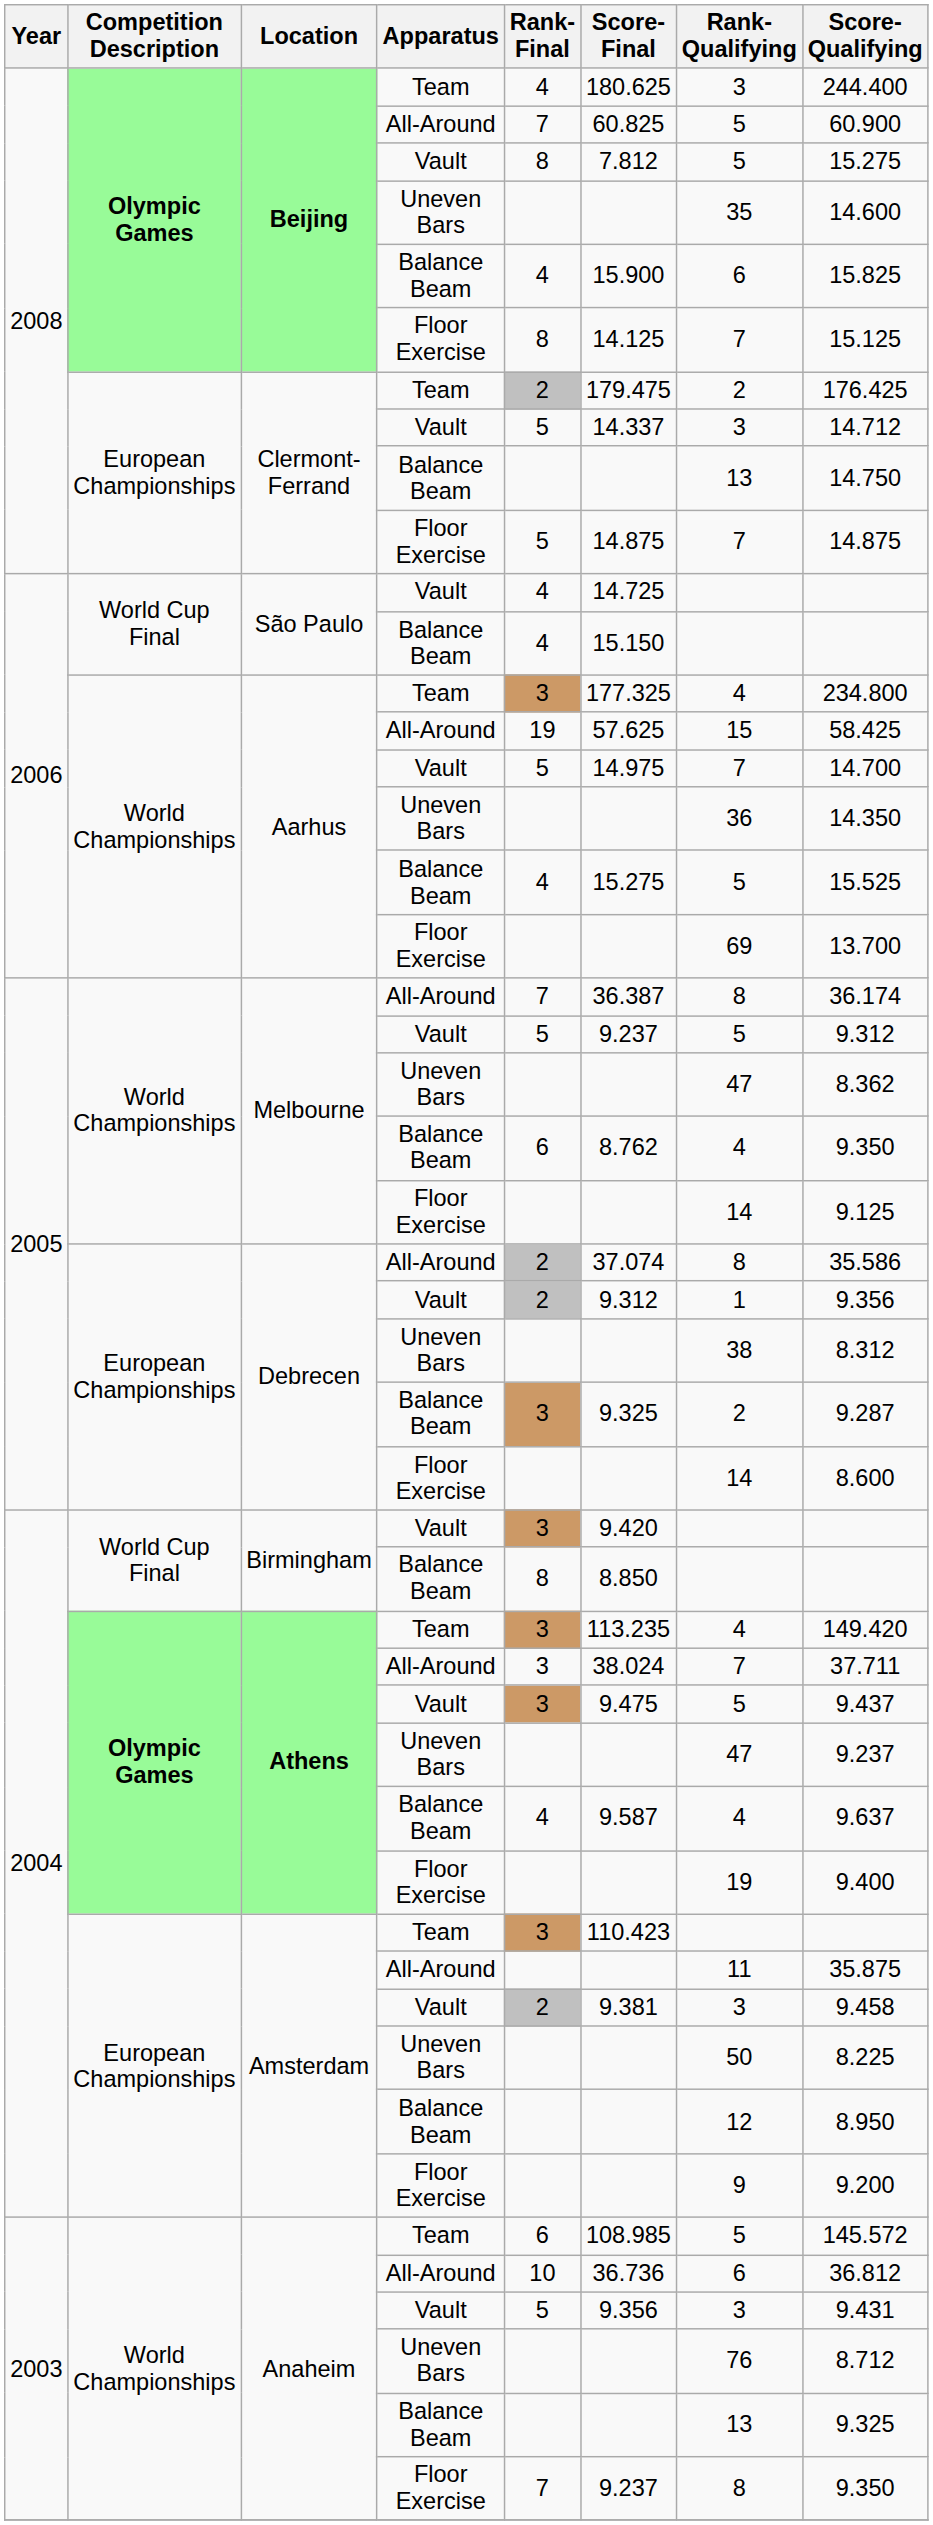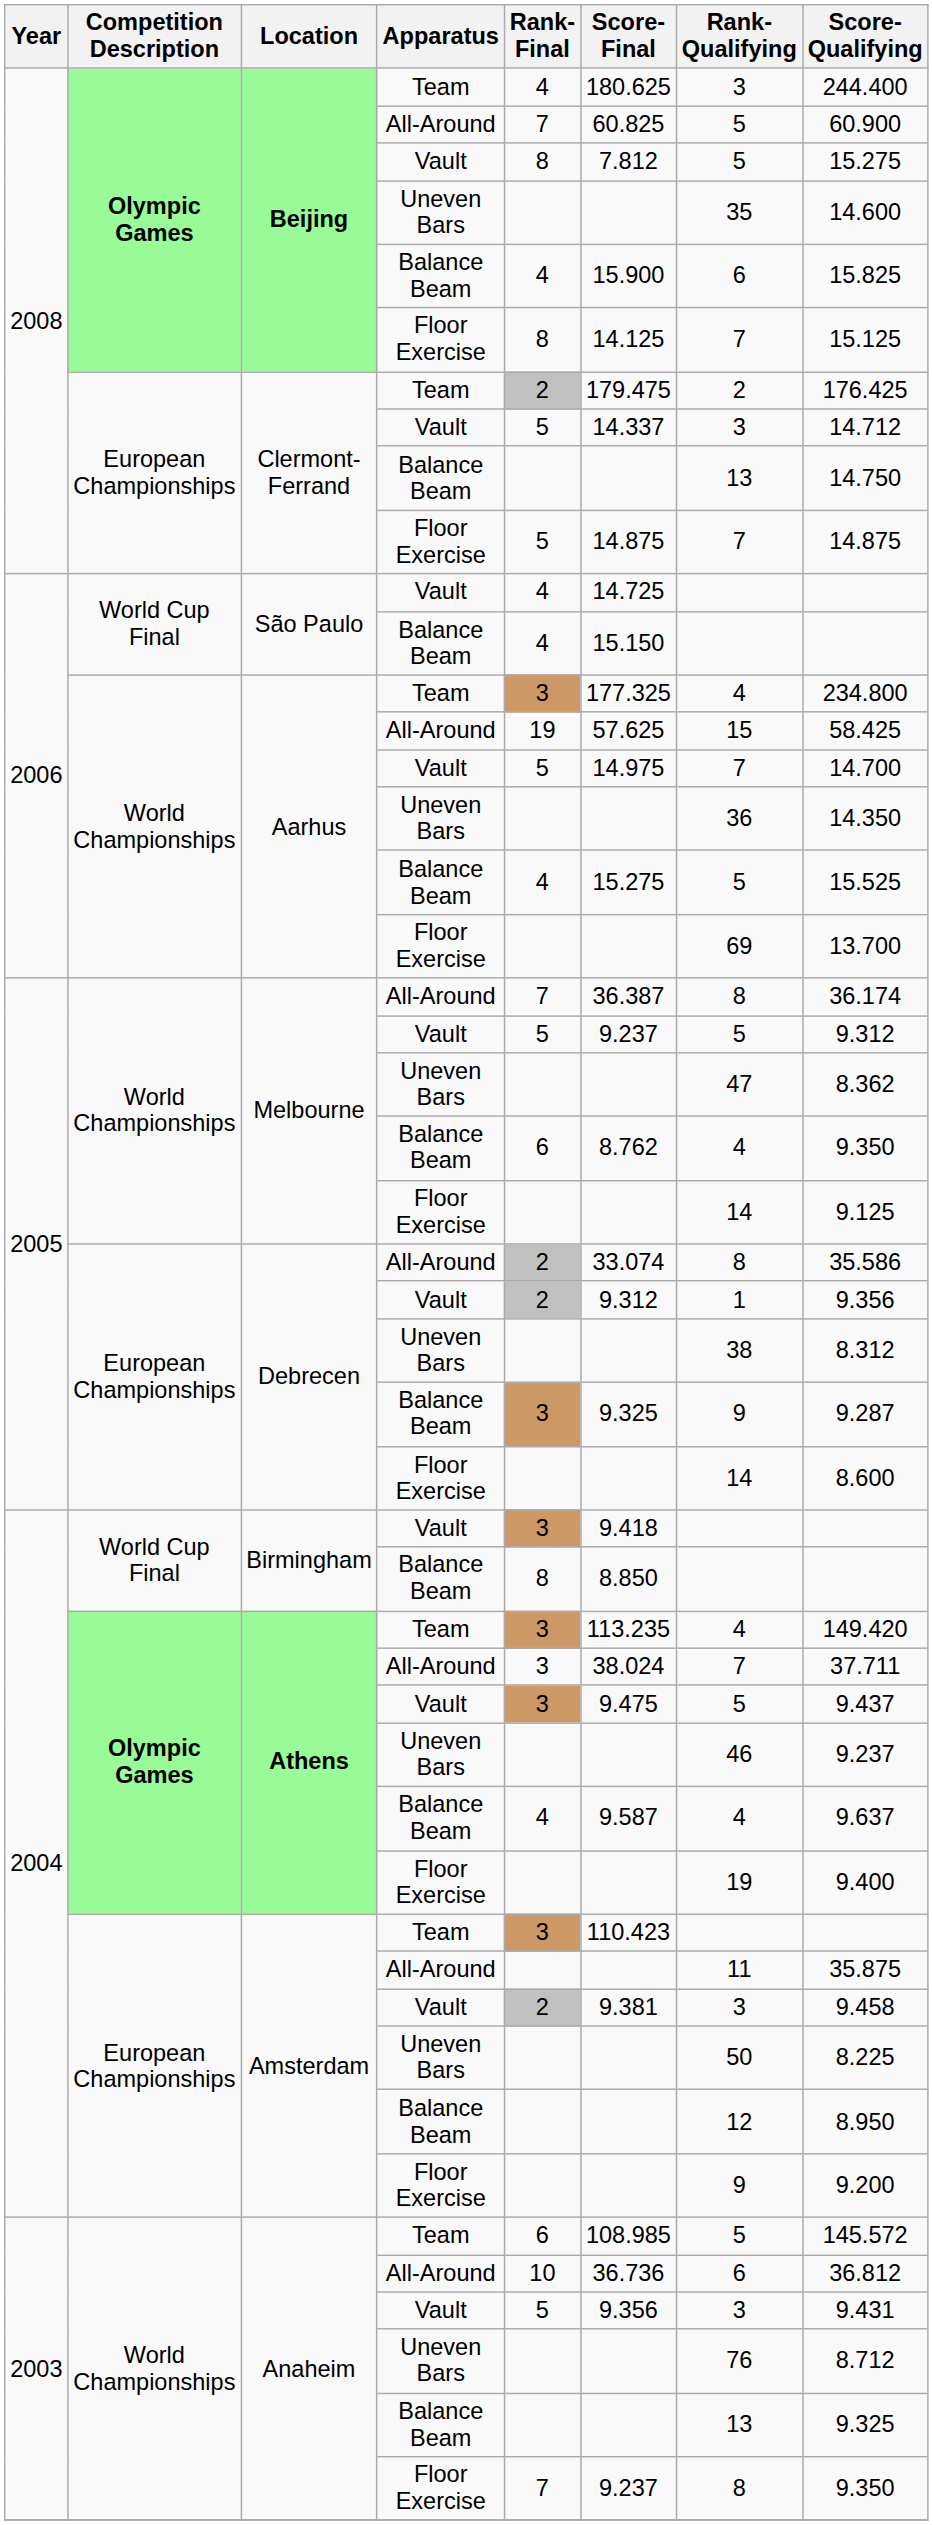(628, 1262) 37.074 -> (628, 1262) 33.074
(739, 1413) 2 -> (739, 1413) 9
(628, 1528) 9.420 -> (628, 1528) 9.418
(739, 1754) 47 -> (739, 1754) 46
